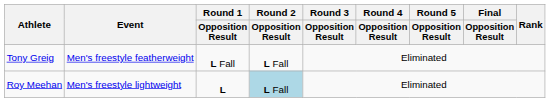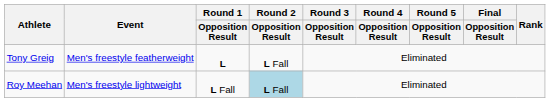(223, 64) L Fall -> (223, 64) L
(223, 90) L -> (223, 90) L Fall
